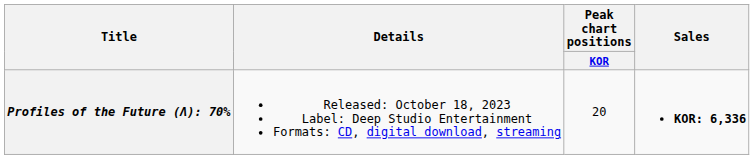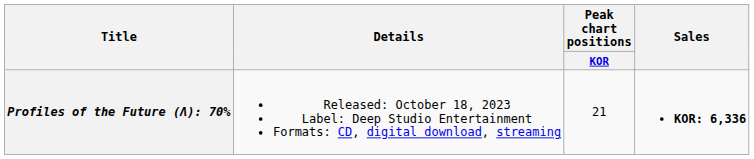(599, 112) 20 -> (599, 112) 21
